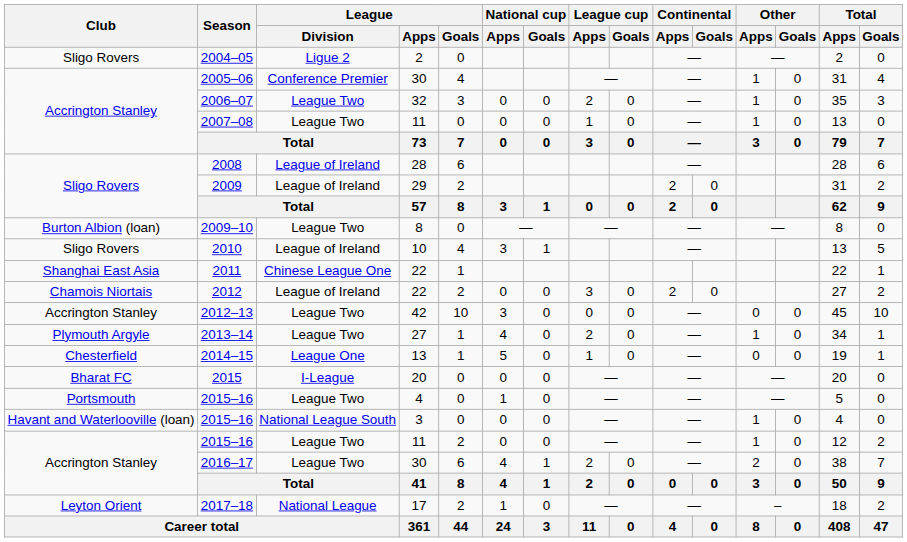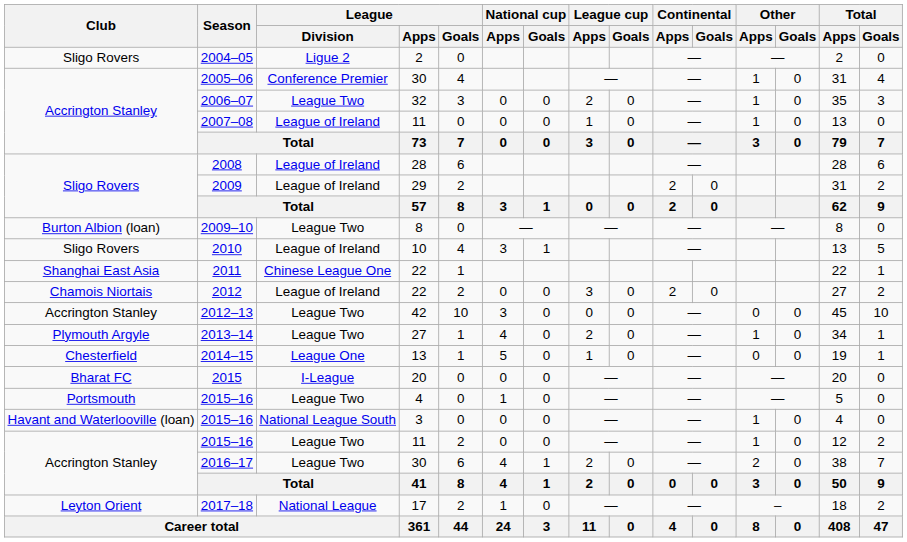(328, 121) League Two -> (328, 121) League of Ireland
